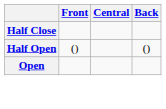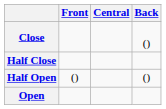+ row: (32, 36)
